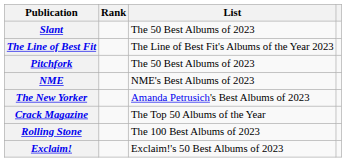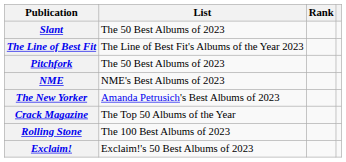columns swapped: (232, 13) <-> (114, 13)
